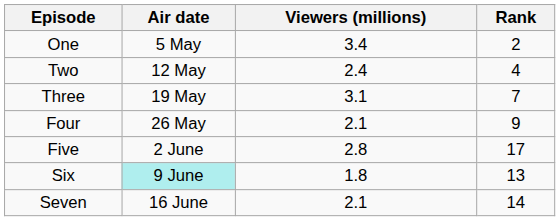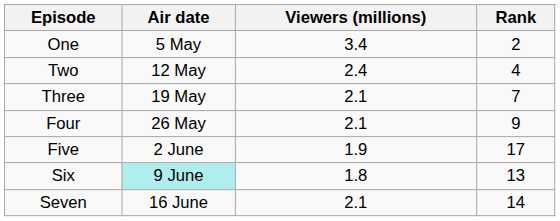(356, 96) 3.1 -> (356, 96) 2.1
(356, 149) 2.8 -> (356, 149) 1.9
